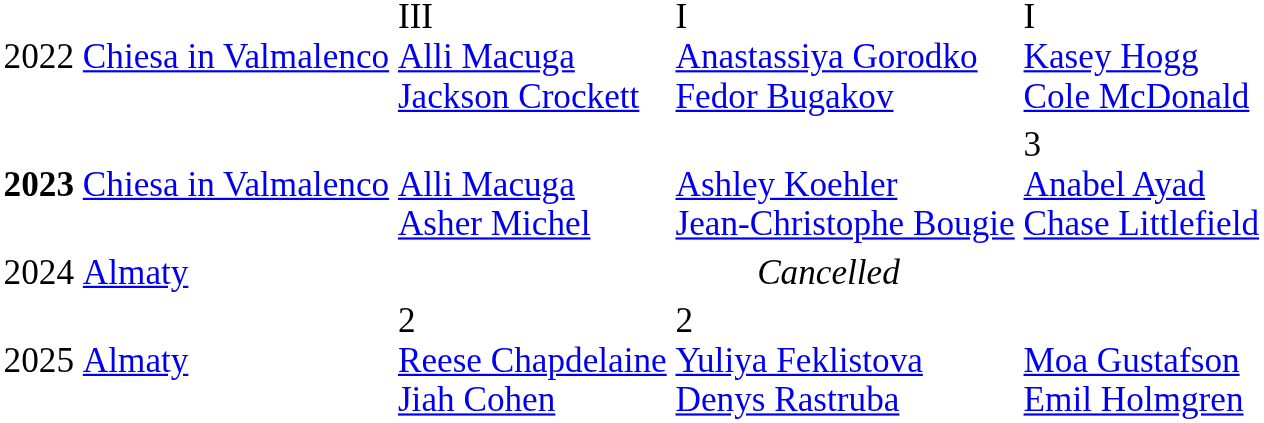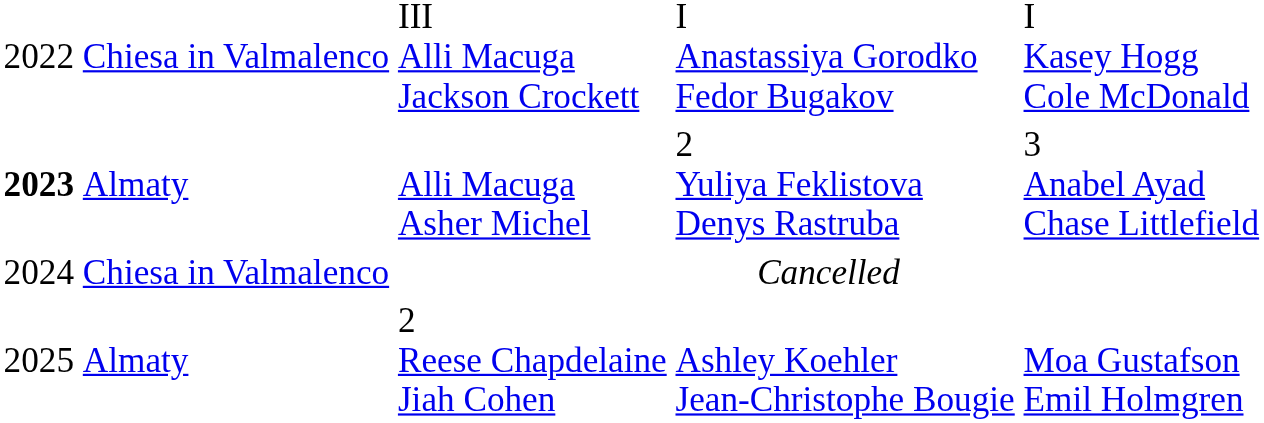(236, 184) Chiesa in Valmalenco -> (136, 184) Almaty
(845, 203) Ashley Koehler Jean-Christophe Bougie -> (799, 183) 2 Yuliya Feklistova Denys Rastruba
(136, 272) Almaty -> (236, 272) Chiesa in Valmalenco
(799, 360) 2 Yuliya Feklistova Denys Rastruba -> (845, 379) Ashley Koehler Jean-Christophe Bougie
